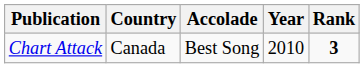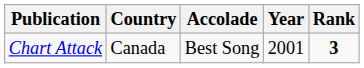(286, 47) 2010 -> (286, 47) 2001
